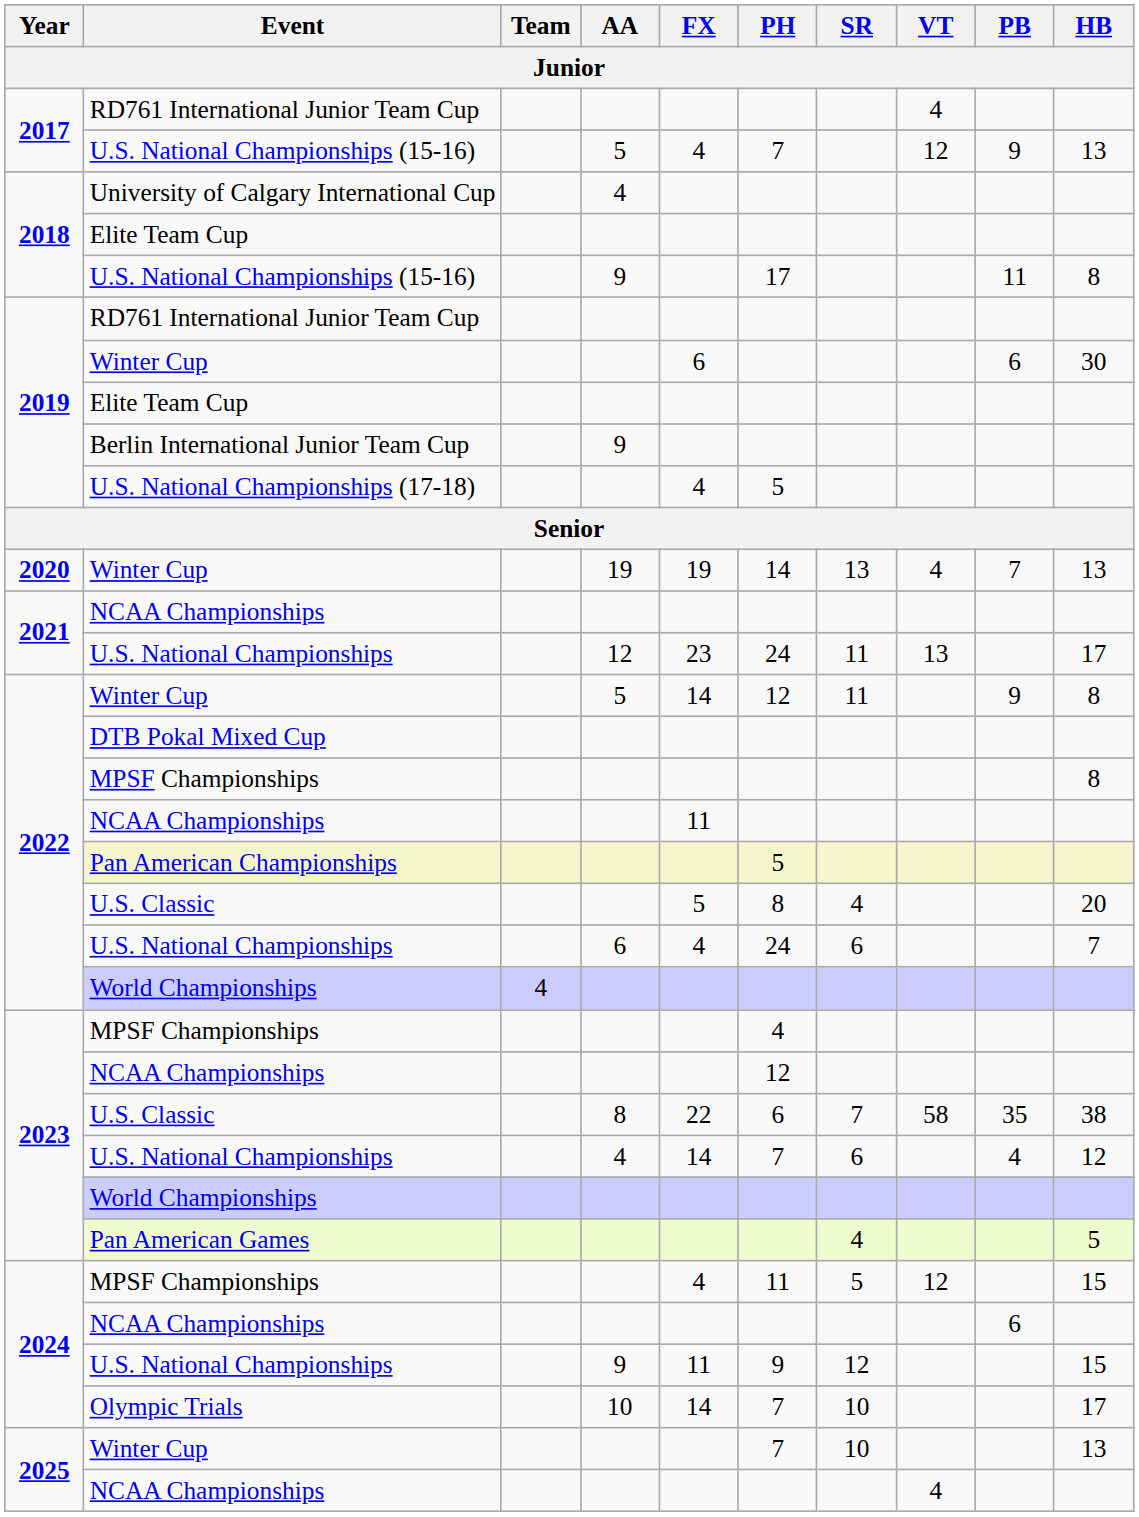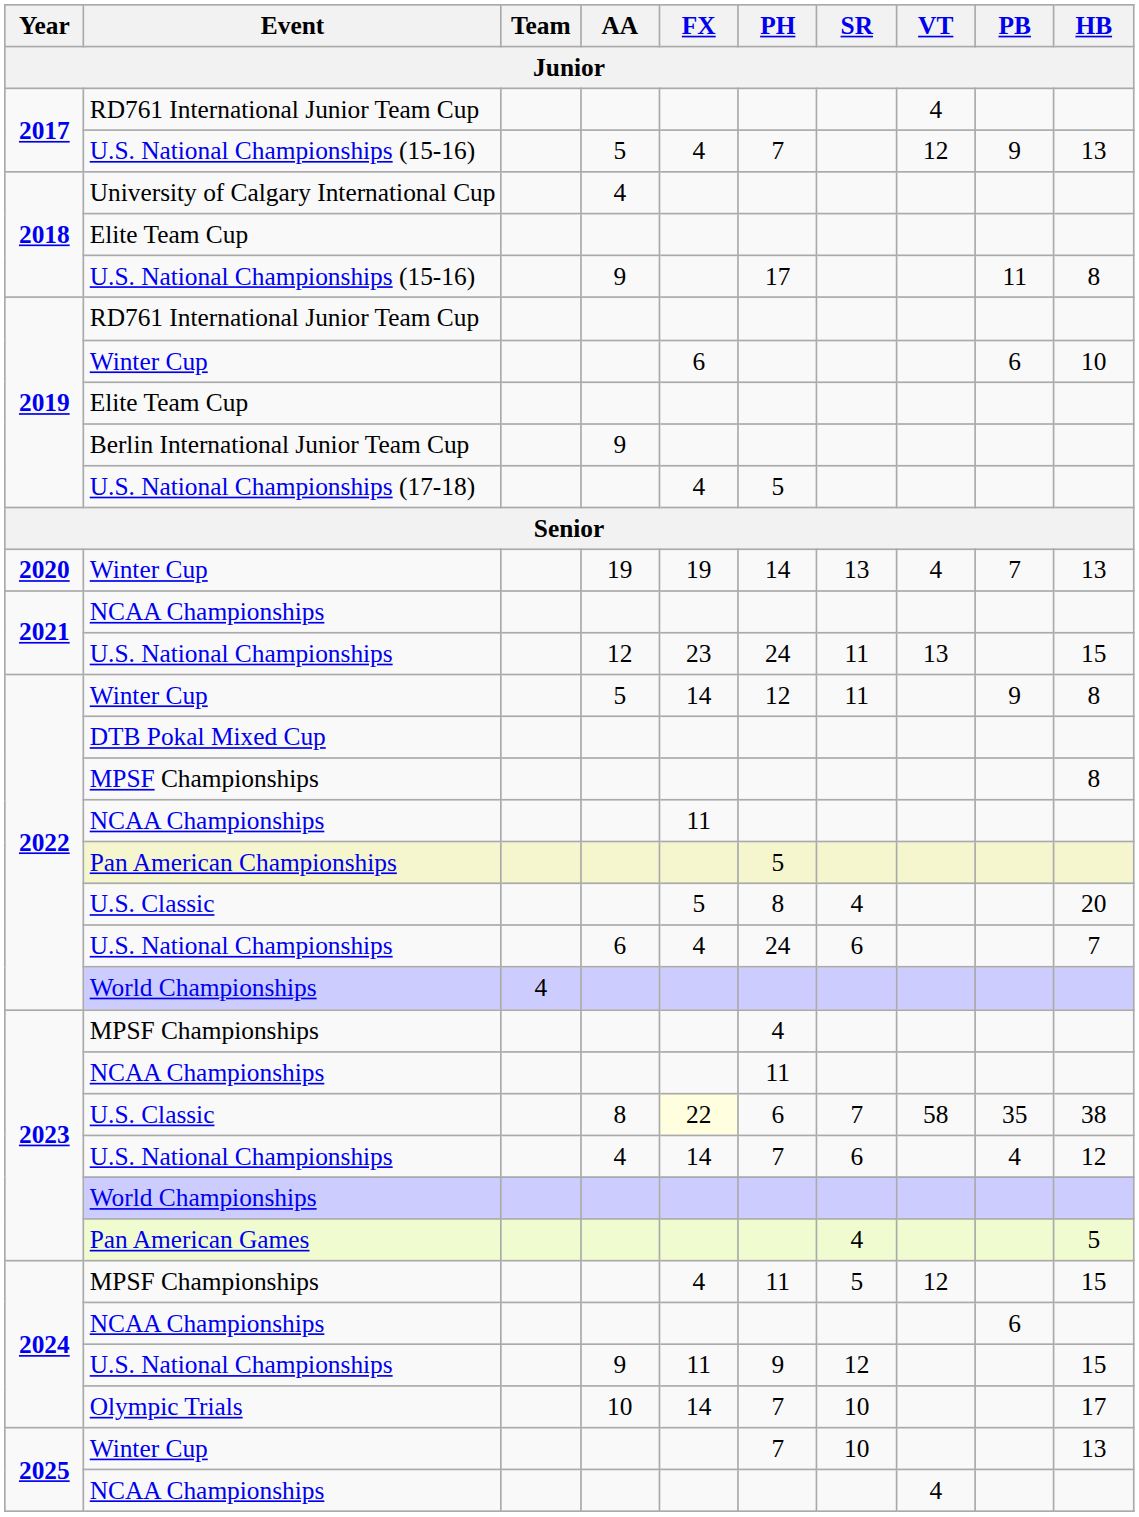(1094, 360) 30 -> (1094, 360) 10
(1094, 653) 17 -> (1094, 653) 15
(778, 1071) 12 -> (778, 1071) 11
(699, 1113) no background -> (699, 1113) lightyellow background
